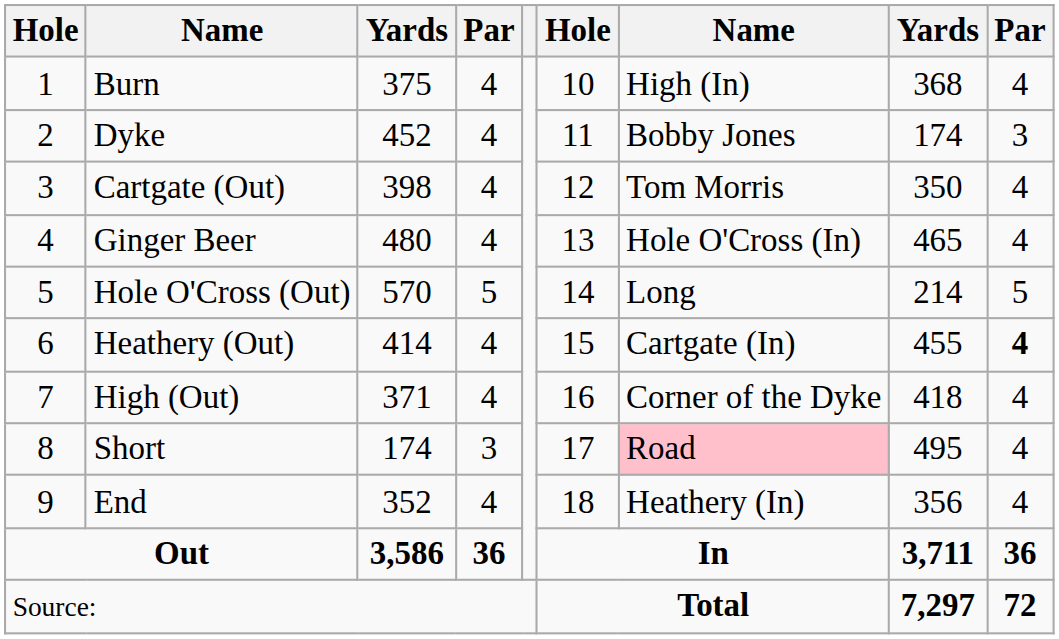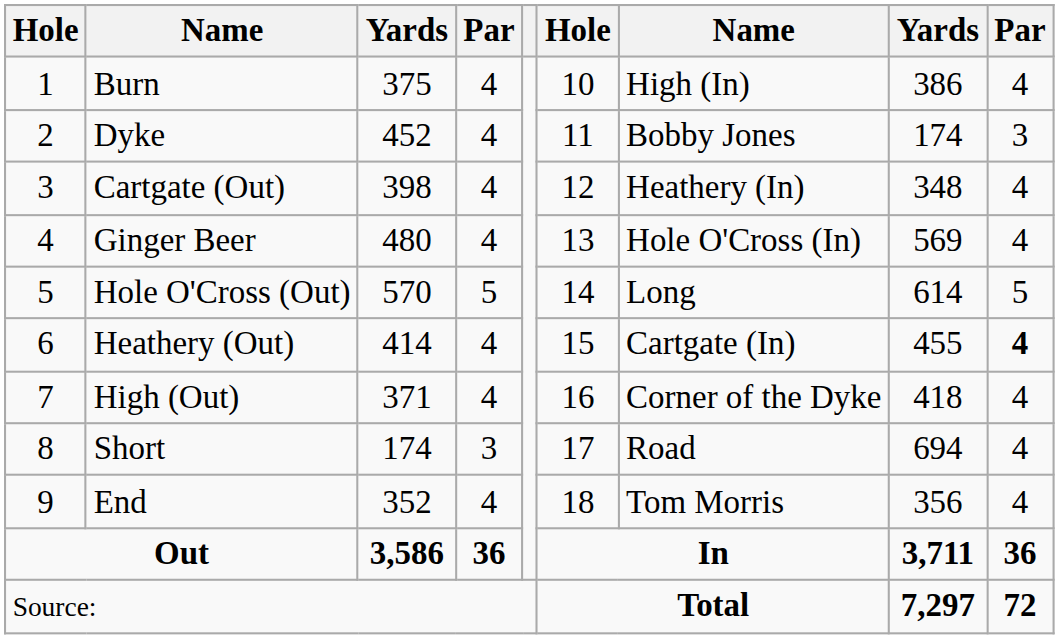(938, 82) 368 -> (938, 82) 386
(705, 187) Tom Morris -> (715, 187) Heathery (In)
(938, 187) 350 -> (938, 187) 348
(938, 239) 465 -> (938, 239) 569
(938, 291) 214 -> (938, 291) 614
(661, 448) pink background -> (661, 448) no background
(938, 448) 495 -> (938, 448) 694
(715, 501) Heathery (In) -> (705, 501) Tom Morris
